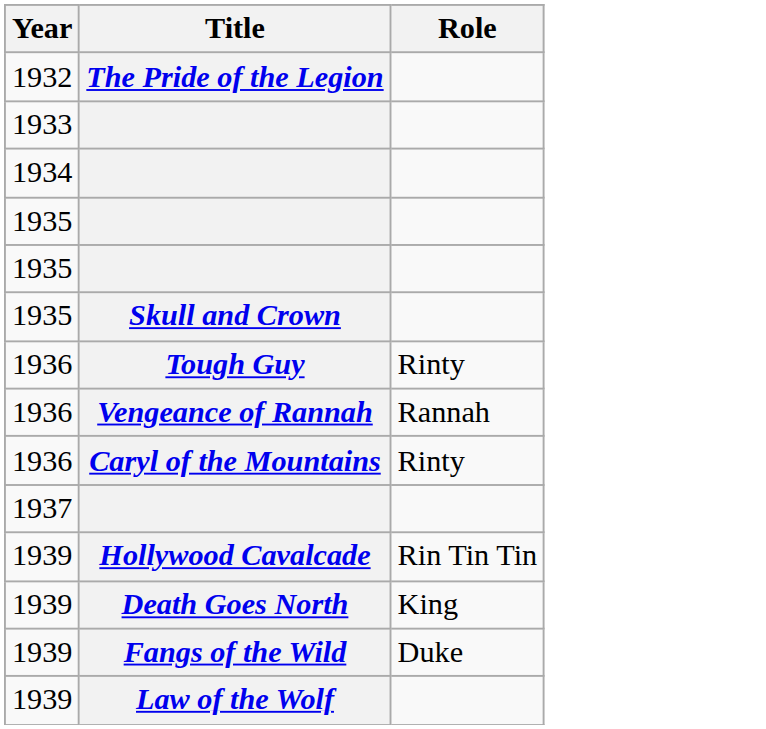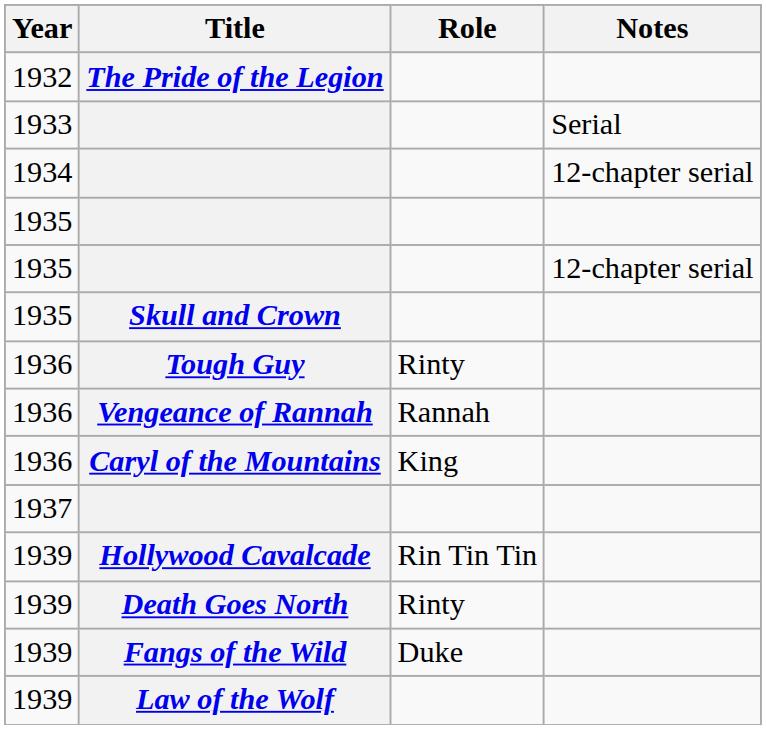+ column: (652, 28)
(431, 460) Rinty -> (428, 460) King
(428, 603) King -> (431, 603) Rinty
